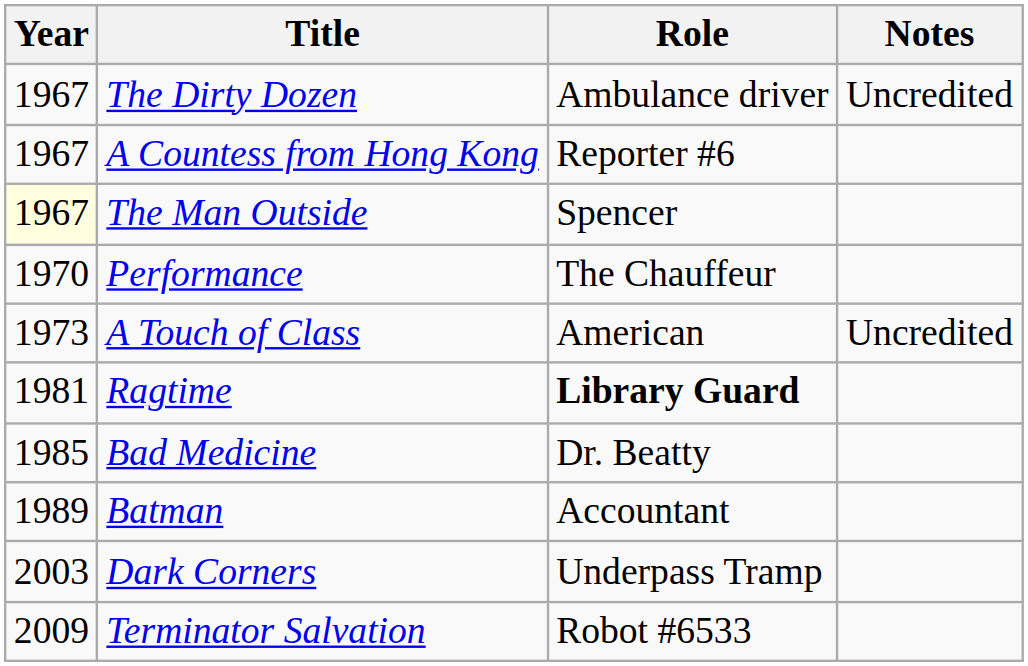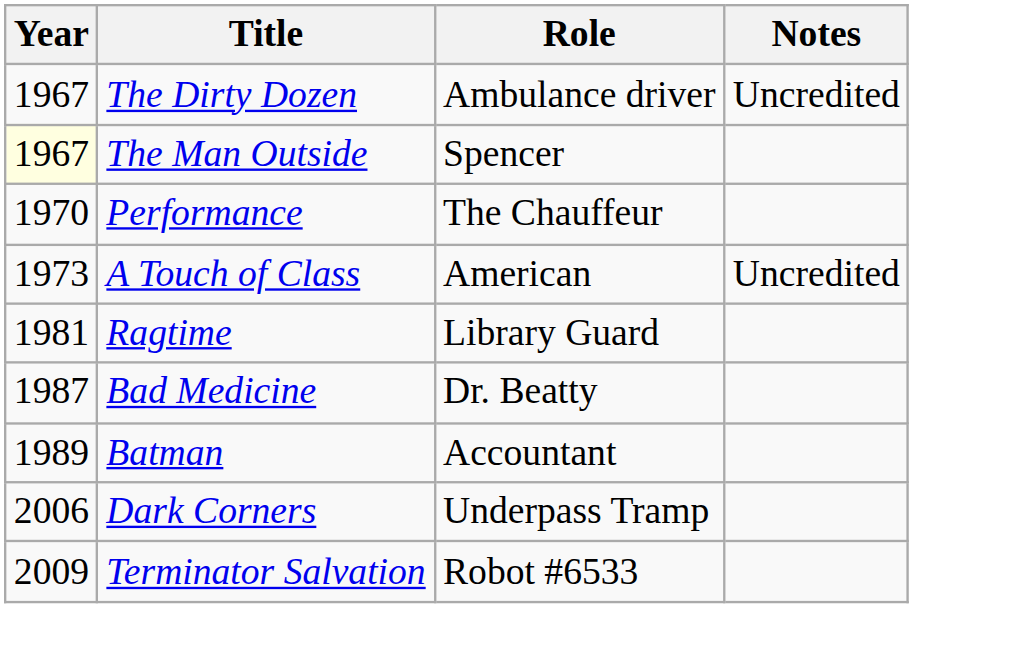- row: (323, 153)
(678, 392) bold -> (551, 332) normal
(51, 451) 1985 -> (51, 392) 1987
(51, 570) 2003 -> (51, 511) 2006
